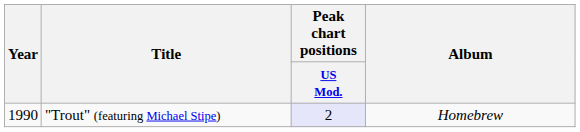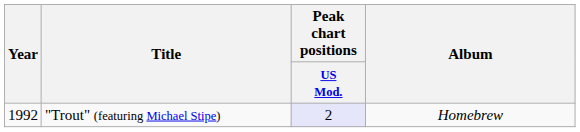(23, 114) 1990 -> (23, 114) 1992
